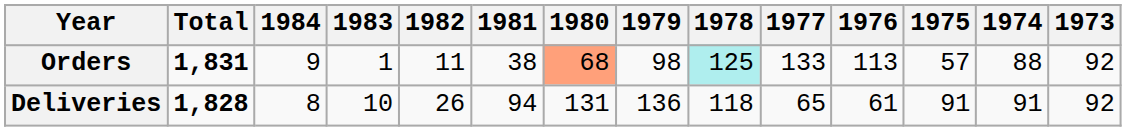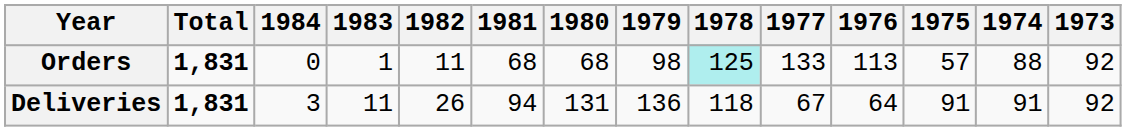(313, 66) 9 -> (313, 66) 0
(522, 66) 38 -> (522, 66) 68
(594, 66) lightsalmon background -> (594, 66) no background
(211, 106) 1,828 -> (211, 106) 1,831
(313, 106) 8 -> (313, 106) 3
(378, 106) 10 -> (378, 106) 11
(811, 106) 65 -> (811, 106) 67
(883, 106) 61 -> (883, 106) 64
